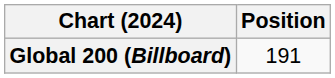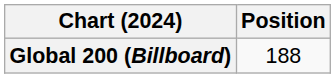(283, 55) 191 -> (283, 55) 188
